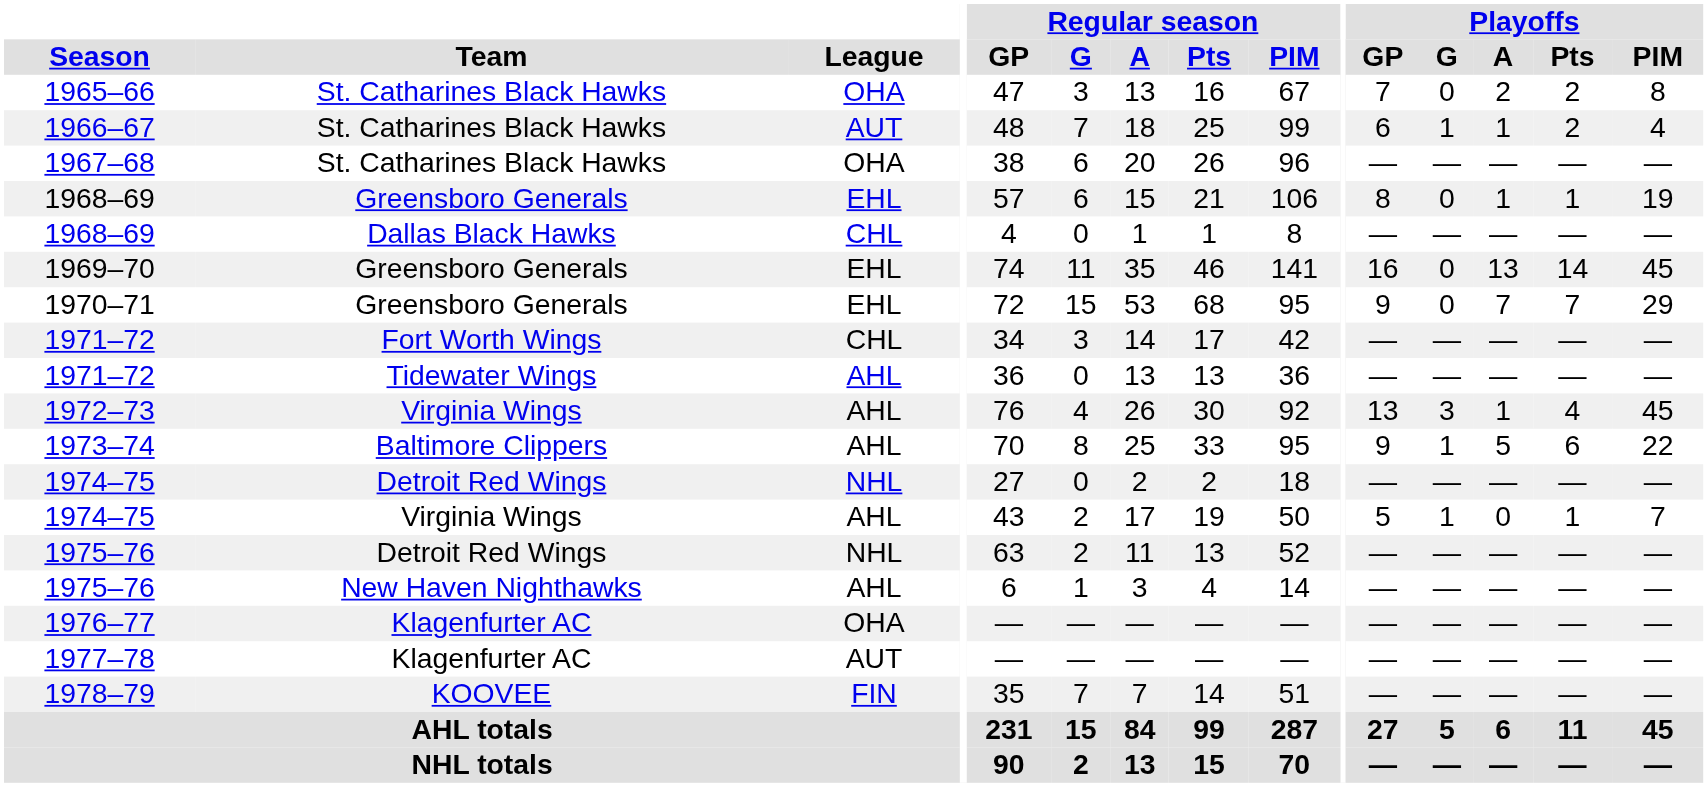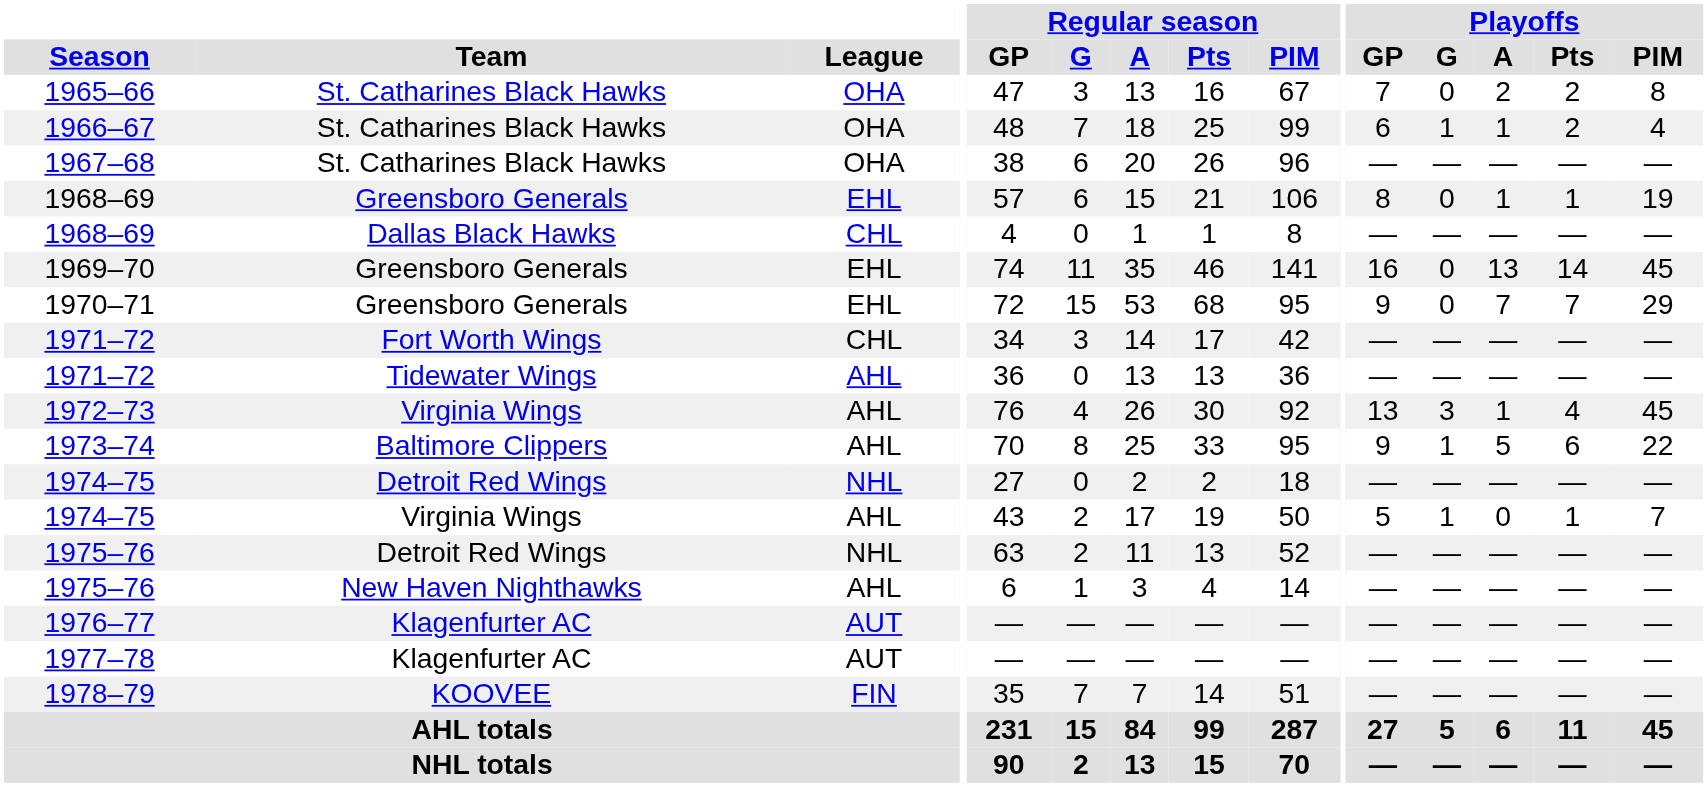(874, 127) AUT -> (874, 127) OHA
(874, 623) OHA -> (874, 623) AUT
